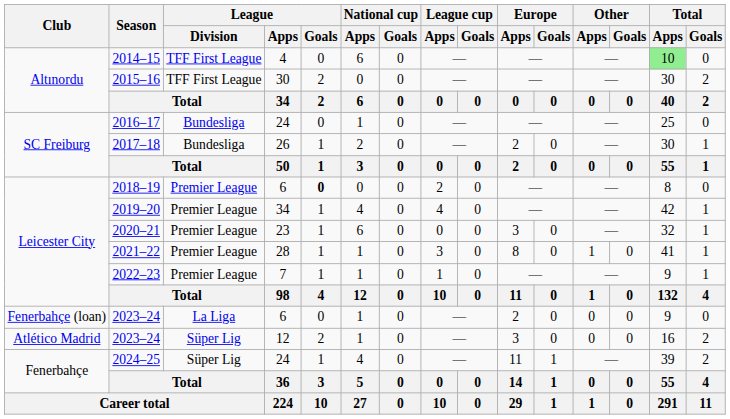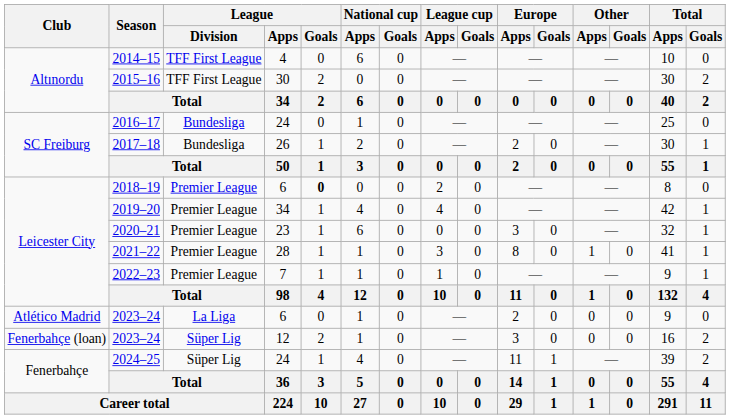(668, 58) lightgreen background -> (668, 58) no background
(57, 317) Fenerbahçe (loan) -> (57, 317) Atlético Madrid
(57, 338) Atlético Madrid -> (57, 338) Fenerbahçe (loan)
